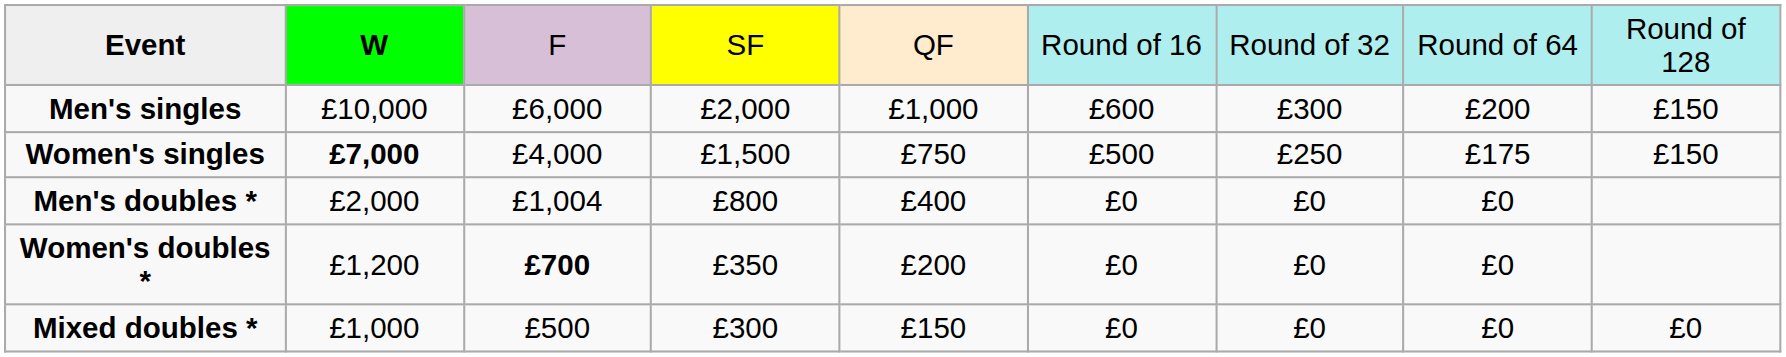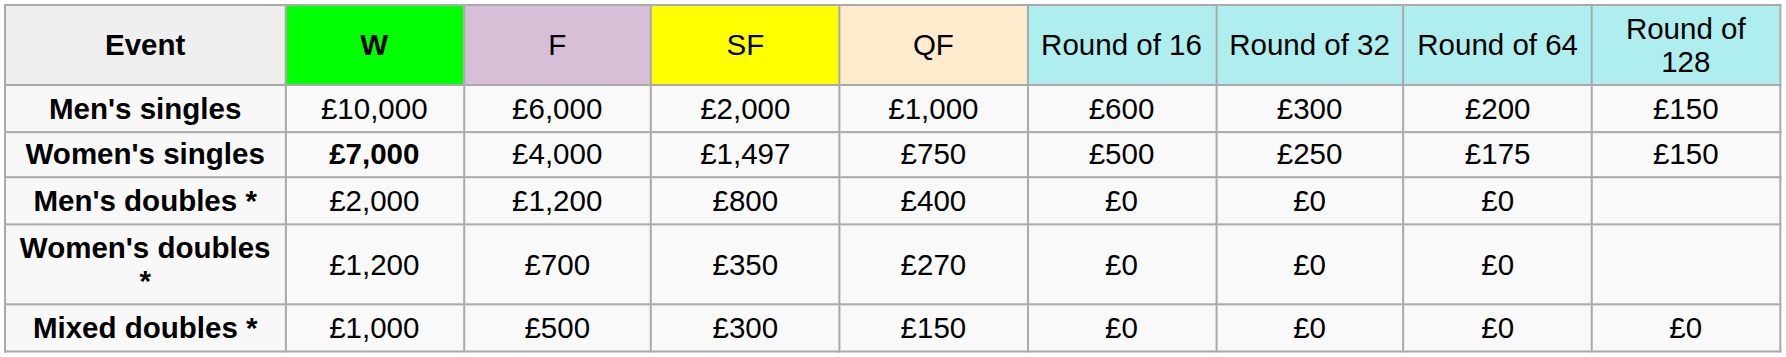(745, 155) £1,500 -> (745, 155) £1,497
(557, 201) £1,004 -> (557, 201) £1,200
(557, 264) bold -> (557, 264) normal
(933, 264) £200 -> (933, 264) £270
